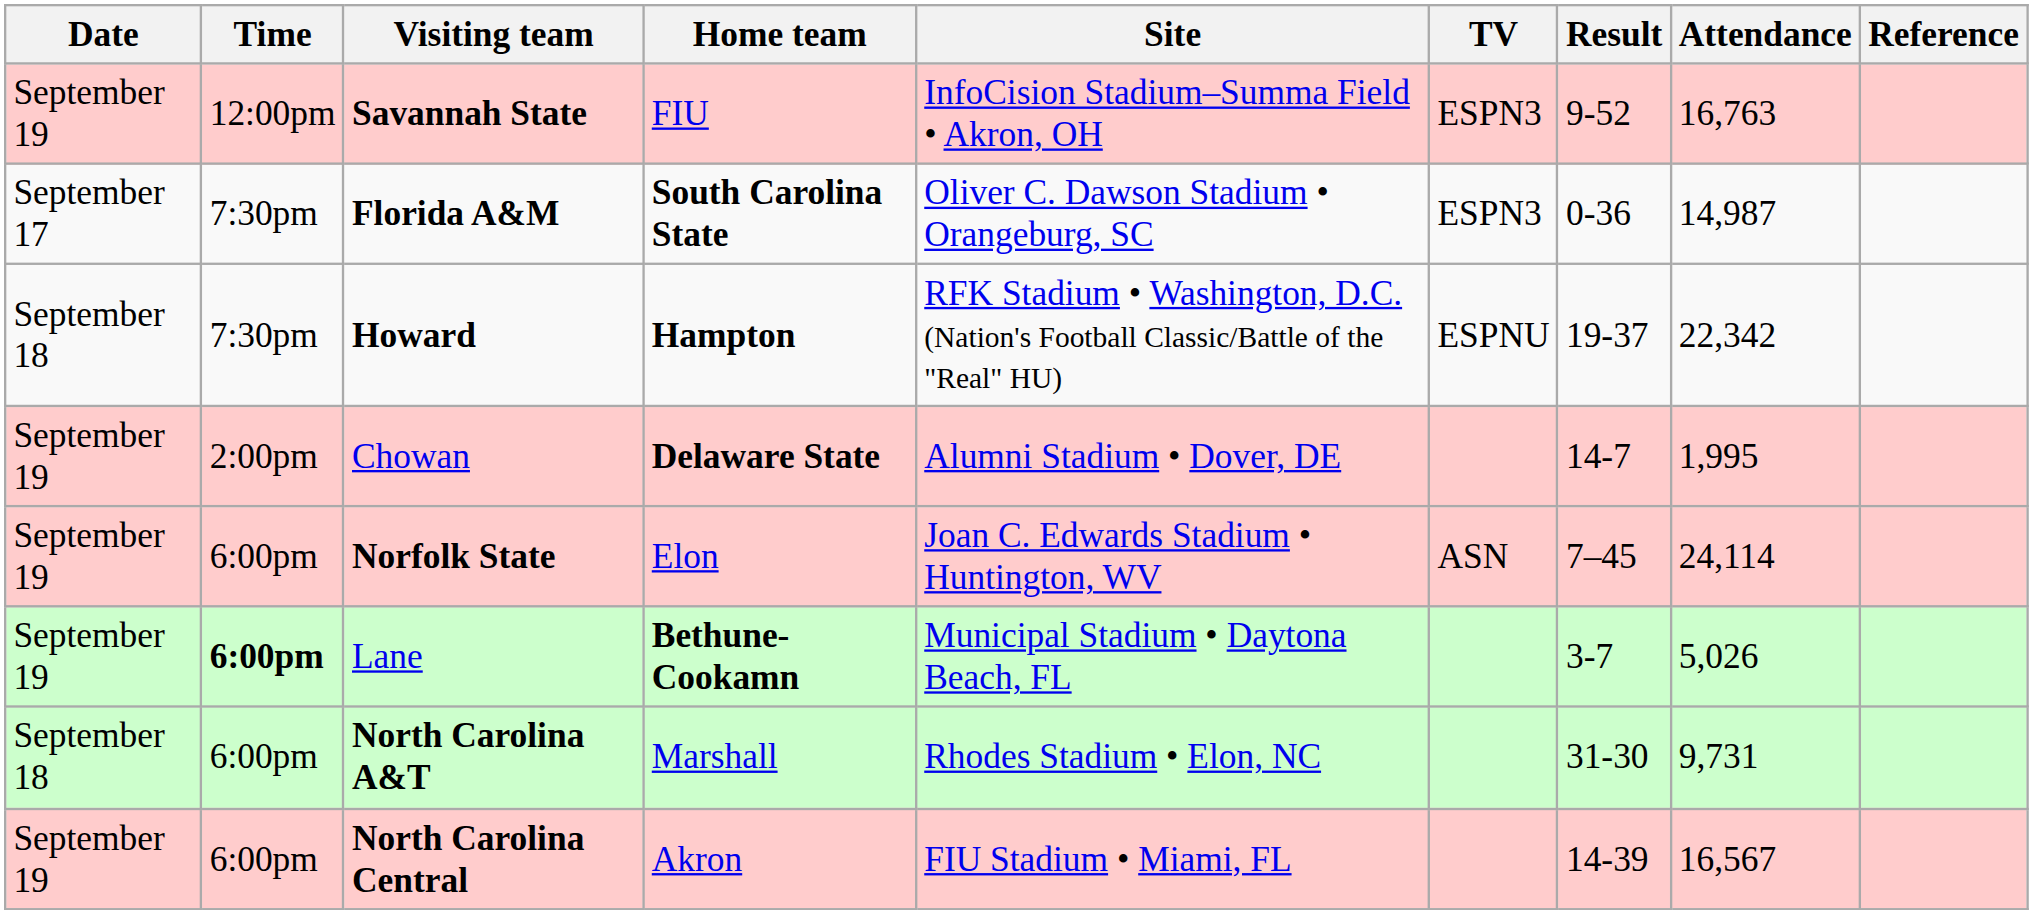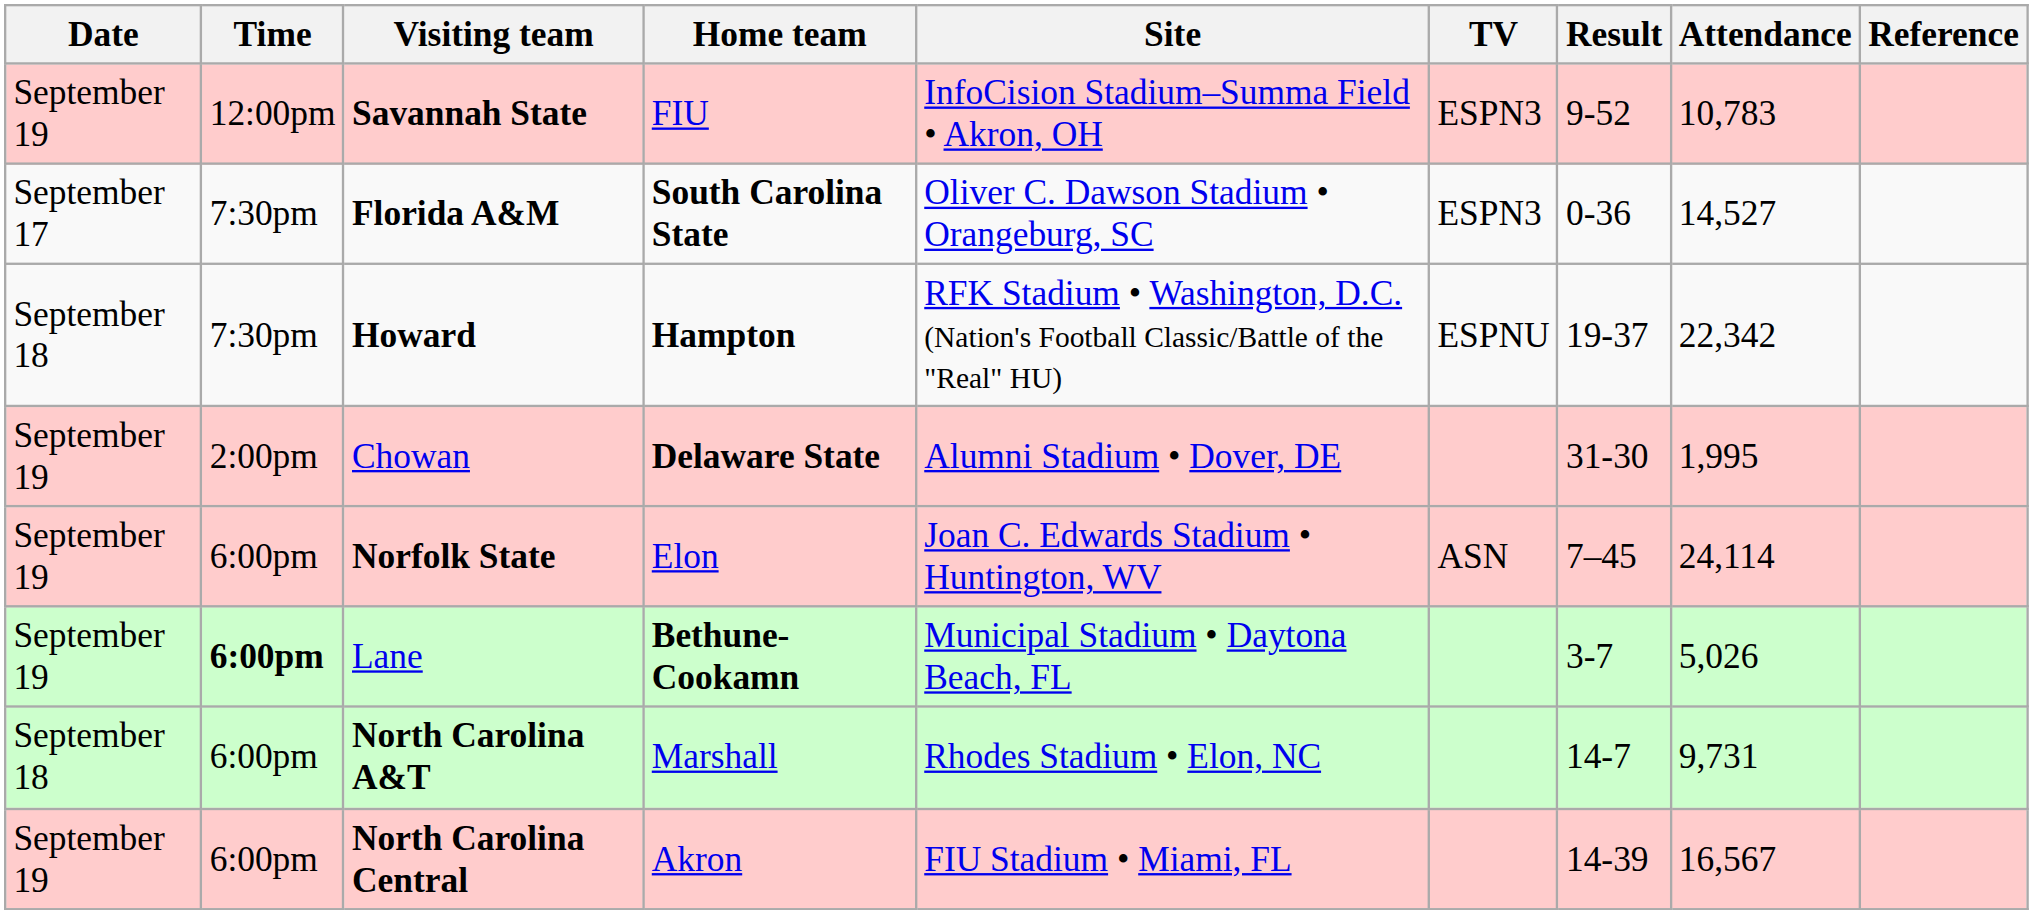(1727, 113) 16,763 -> (1727, 113) 10,783
(1727, 213) 14,987 -> (1727, 213) 14,527
(1598, 456) 14-7 -> (1607, 456) 31-30
(1607, 757) 31-30 -> (1598, 757) 14-7
